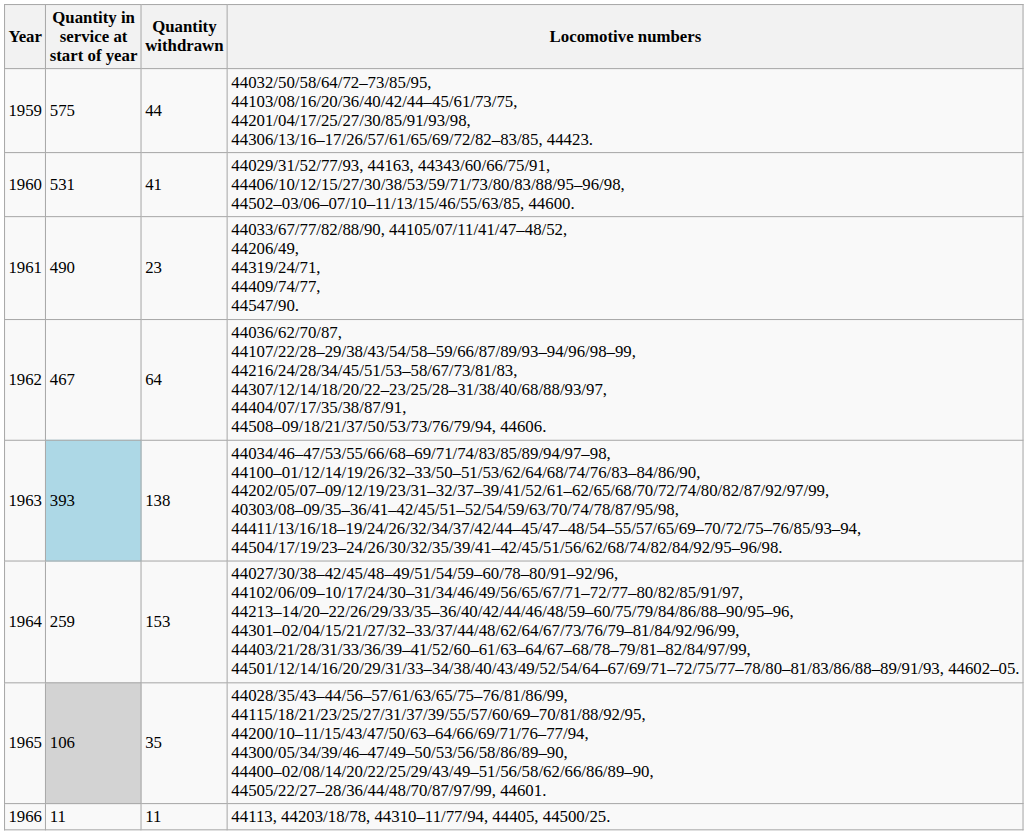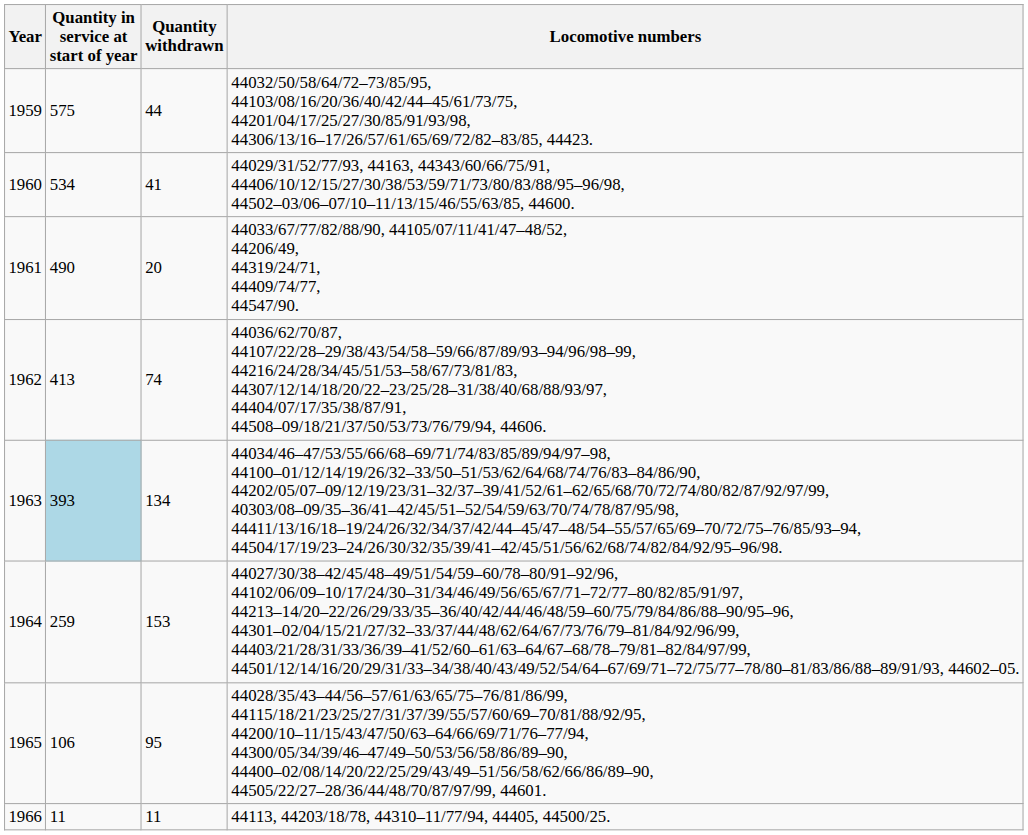(62, 184) 531 -> (62, 184) 534
(154, 267) 23 -> (154, 267) 20
(62, 379) 467 -> (62, 379) 413
(154, 379) 64 -> (154, 379) 74
(158, 500) 138 -> (158, 500) 134
(62, 742) lightgrey background -> (62, 742) no background
(154, 742) 35 -> (154, 742) 95
